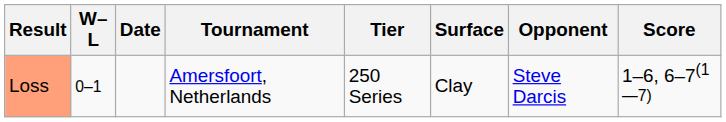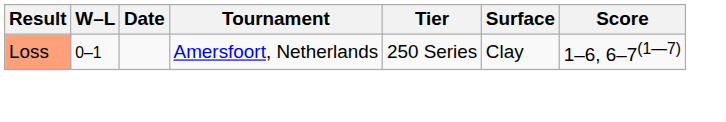- column: (563, 30)
